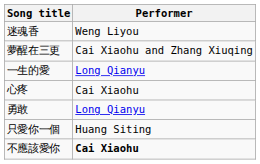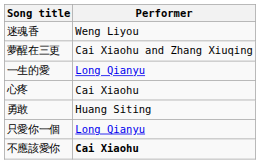(110, 110) Long Qianyu -> (113, 110) Huang Siting
(113, 129) Huang Siting -> (110, 129) Long Qianyu
